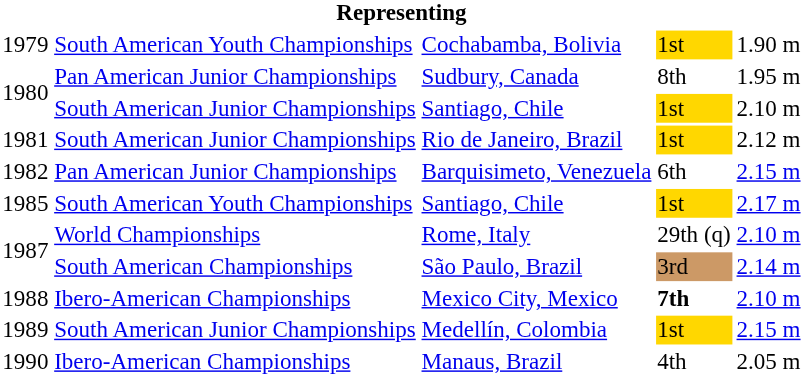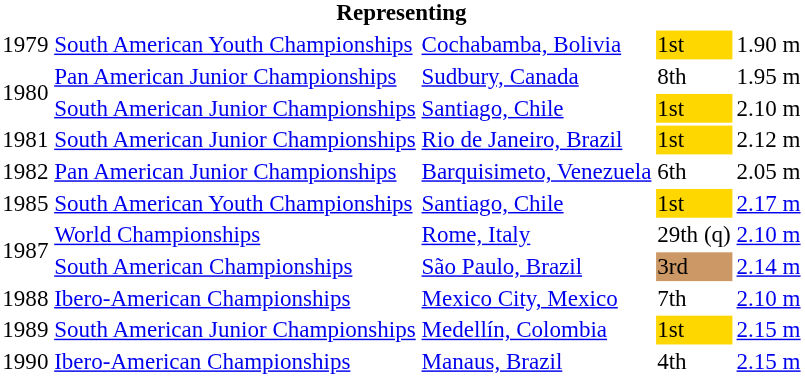(769, 171) 2.15 m -> (769, 171) 2.05 m
(673, 298) bold -> (672, 298) normal
(769, 361) 2.05 m -> (769, 361) 2.15 m
